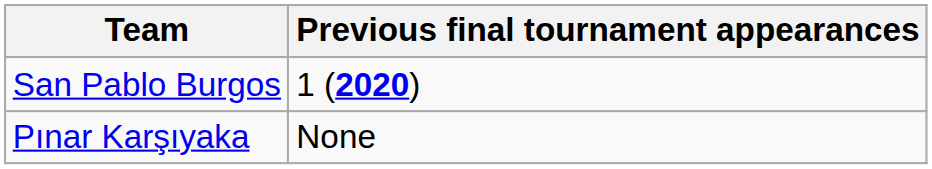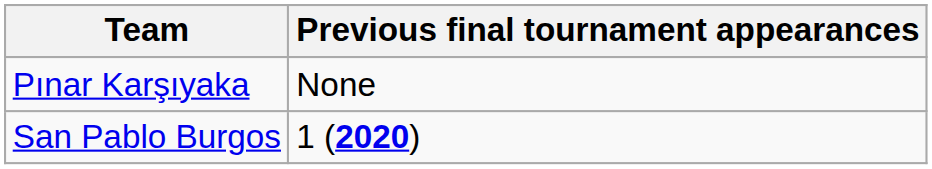rows swapped: (147, 83) <-> (131, 136)
